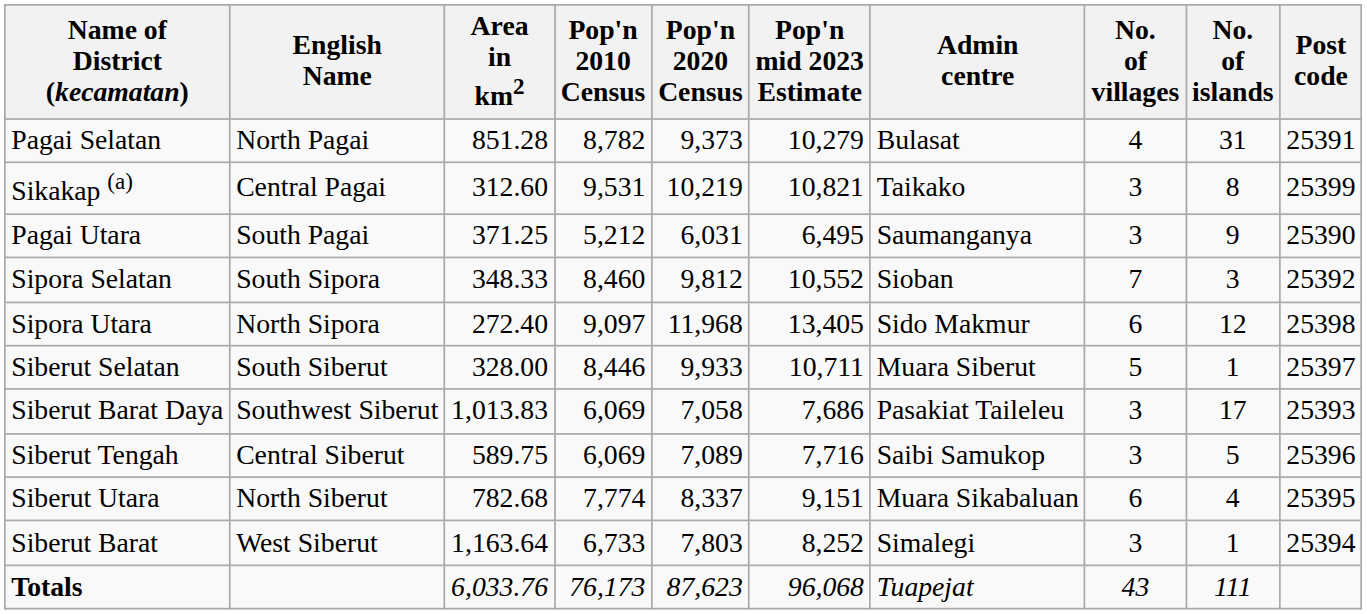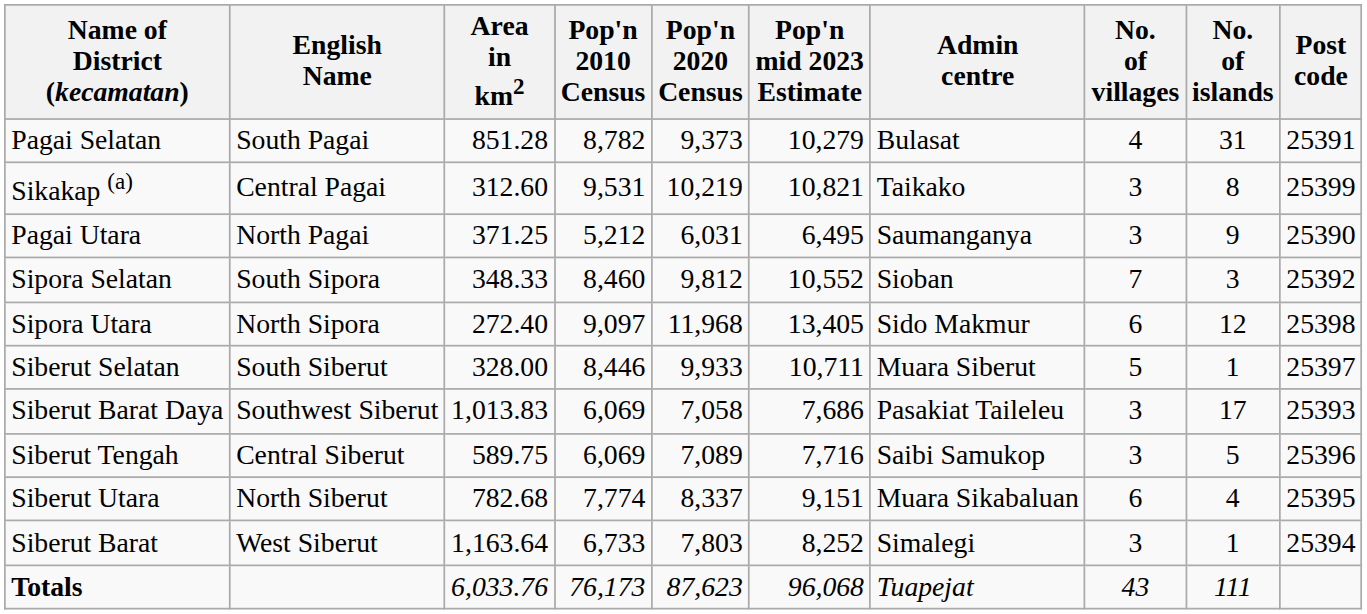(303, 140) North Pagai -> (303, 140) South Pagai
(303, 235) South Pagai -> (303, 235) North Pagai
